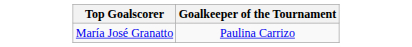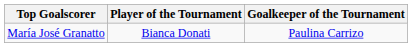+ column: (176, 14)
